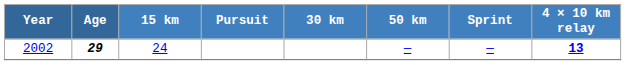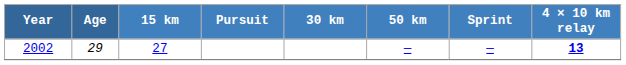(95, 50) bold -> (95, 50) normal
(160, 50) 24 -> (160, 50) 27
